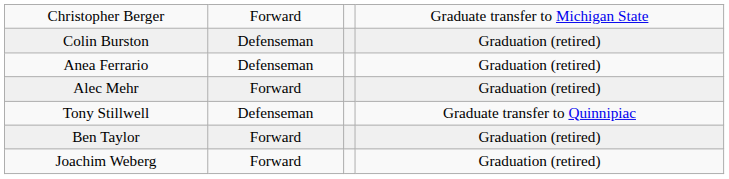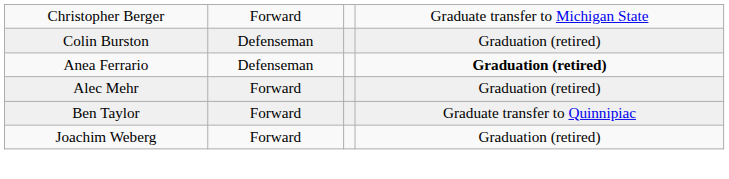(540, 64) normal -> (540, 64) bold
- row: (106, 112)
(540, 137) Graduation (retired) -> (540, 112) Graduate transfer to Quinnipiac
